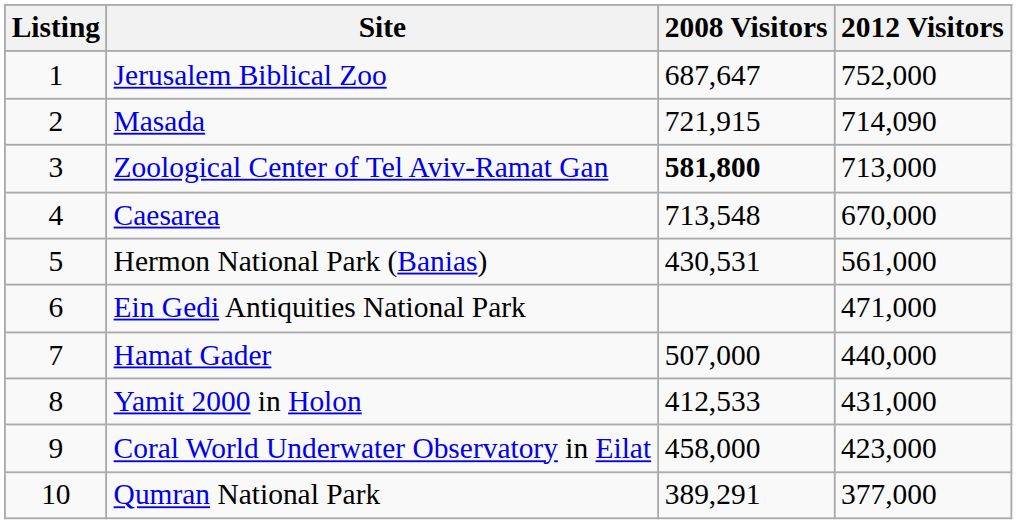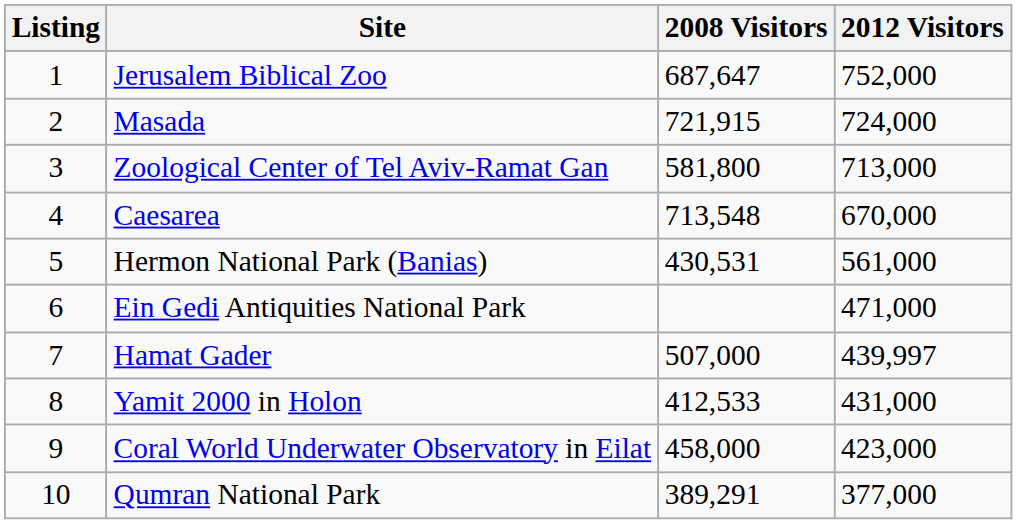(889, 121) 714,090 -> (889, 121) 724,000
(713, 167) bold -> (713, 167) normal
(889, 354) 440,000 -> (889, 354) 439,997
